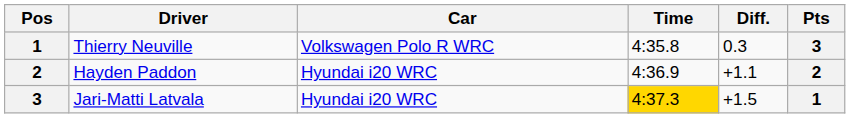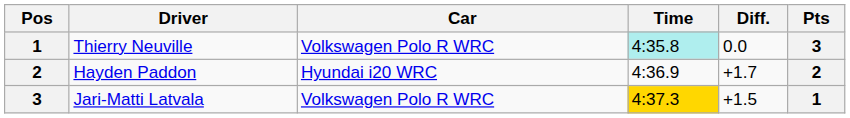(655, 46) no background -> (655, 46) paleturquoise background
(735, 46) 0.3 -> (735, 46) 0.0
(740, 73) +1.1 -> (740, 73) +1.7
(369, 100) Hyundai i20 WRC -> (398, 100) Volkswagen Polo R WRC
